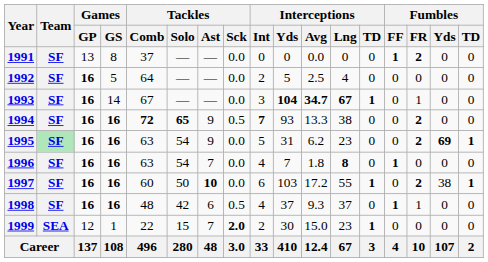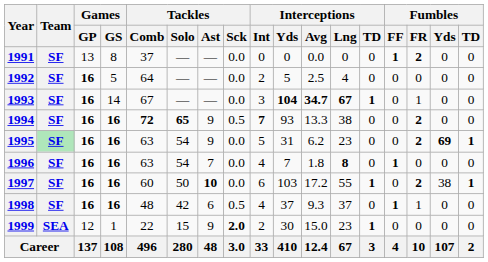(210, 225) 7 -> (210, 225) 9
